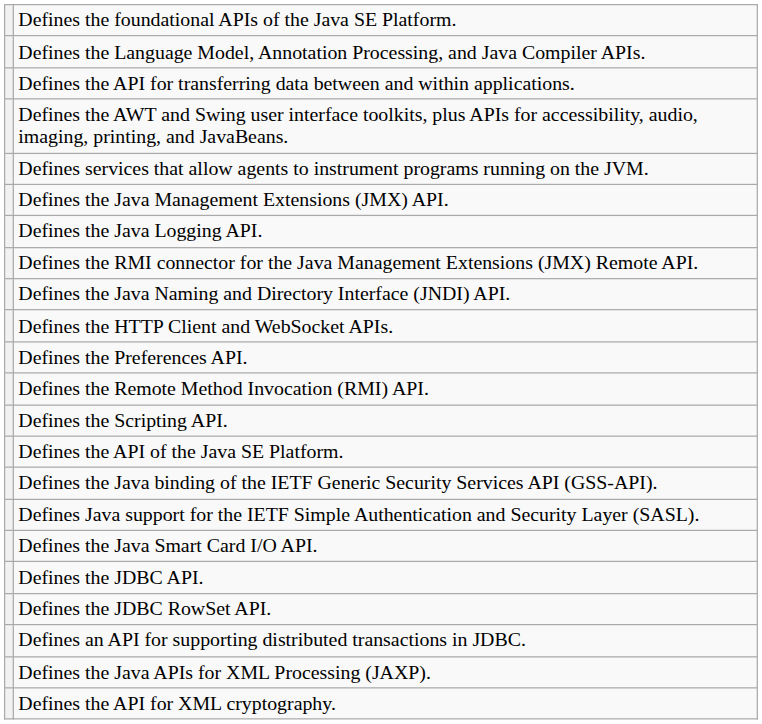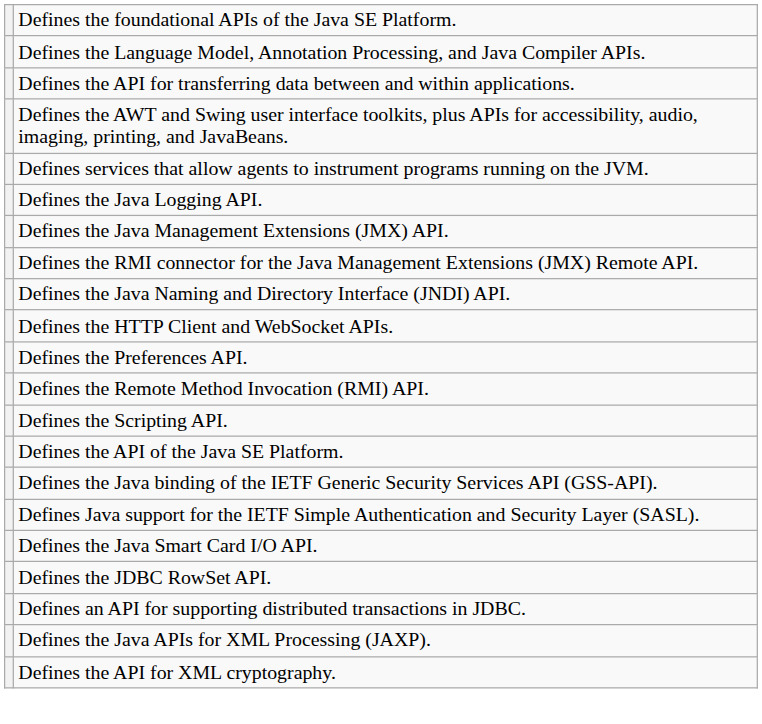rows swapped: (140, 231) <-> (234, 199)
- row: (111, 577)
